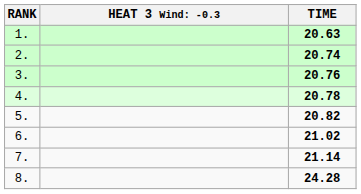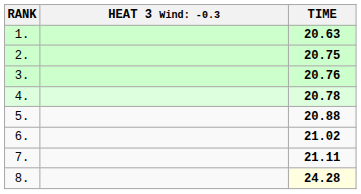(322, 55) 20.74 -> (322, 55) 20.75
(322, 117) 20.82 -> (322, 117) 20.88
(322, 158) 21.14 -> (322, 158) 21.11
(322, 178) no background -> (322, 178) lightyellow background
